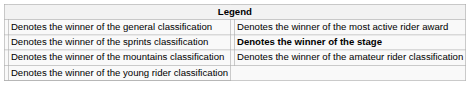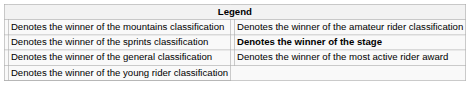rows swapped: (112, 27) <-> (118, 57)
